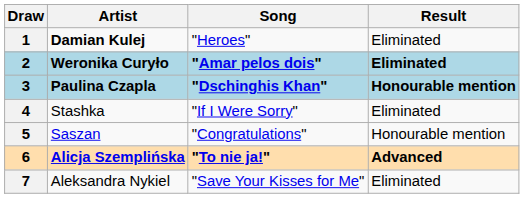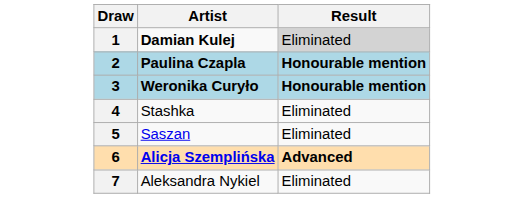- column: (278, 16)
(406, 39) no background -> (316, 39) lightgrey background
(110, 63) Weronika Curyło -> (193, 63) Paulina Czapla
(409, 63) Eliminated -> (354, 63) Honourable mention
(103, 87) Paulina Czapla -> (200, 87) Weronika Curyło
(438, 134) Honourable mention -> (316, 134) Eliminated
